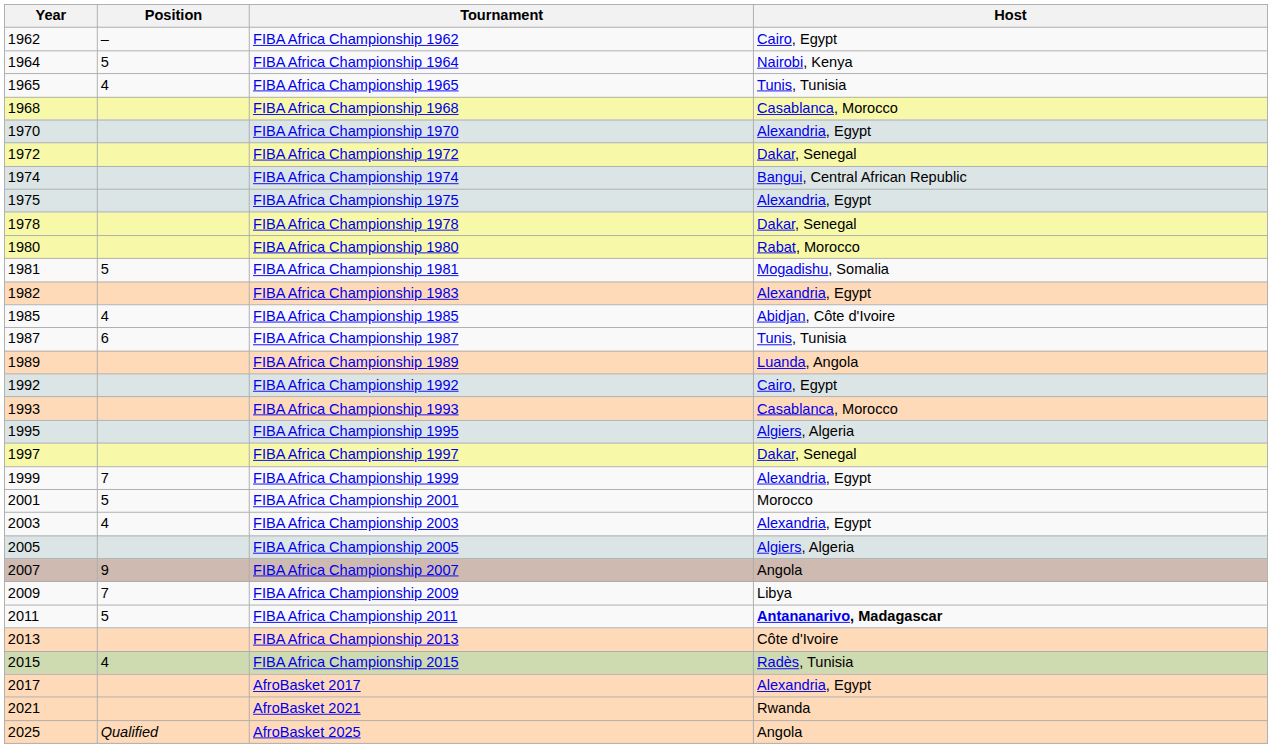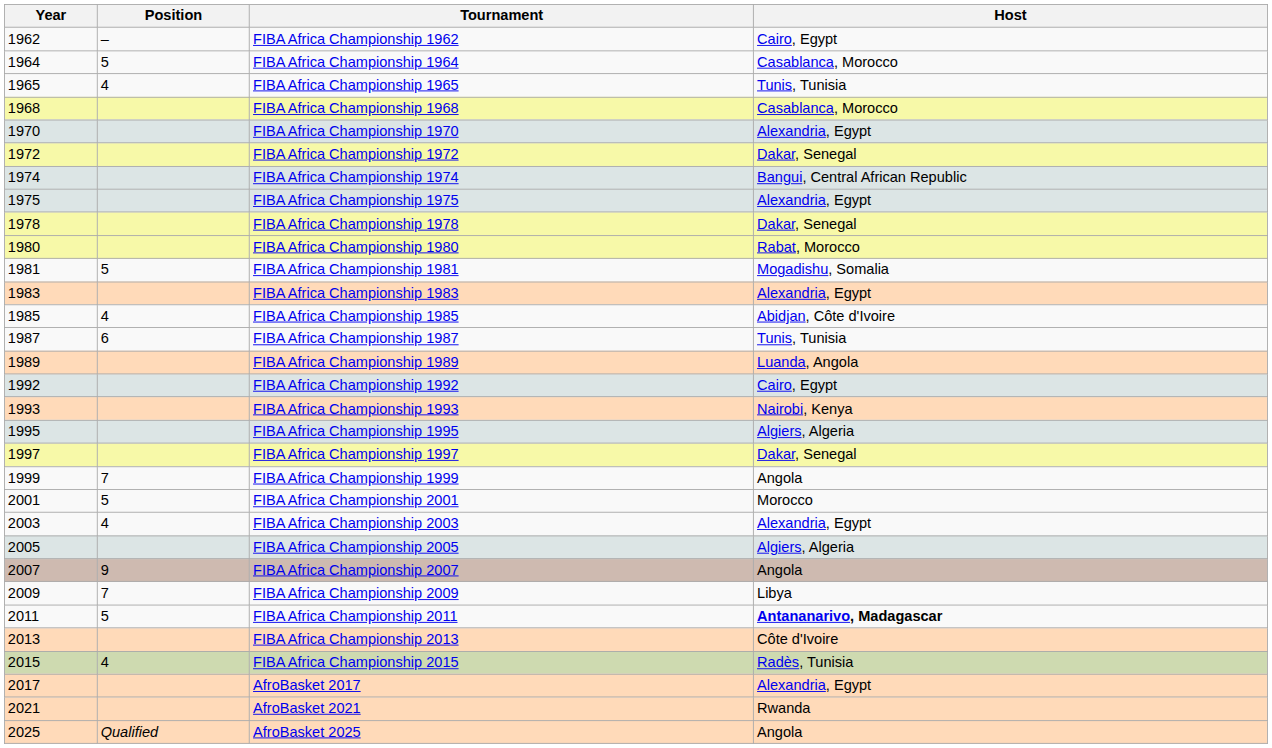(805, 62) Nairobi, Kenya -> (827, 62) Casablanca, Morocco
(24, 293) 1982 -> (24, 293) 1983
(827, 408) Casablanca, Morocco -> (805, 408) Nairobi, Kenya
(814, 477) Alexandria, Egypt -> (780, 477) Angola
